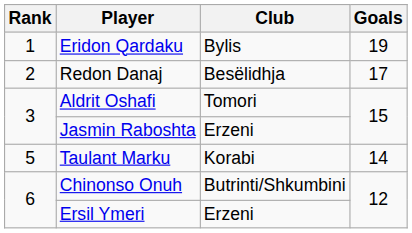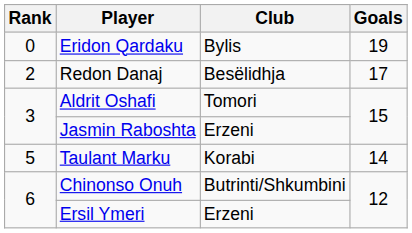(30, 46) 1 -> (30, 46) 0
